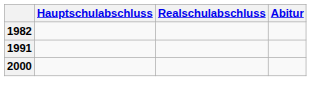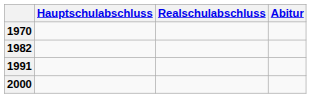+ row: (19, 31)
